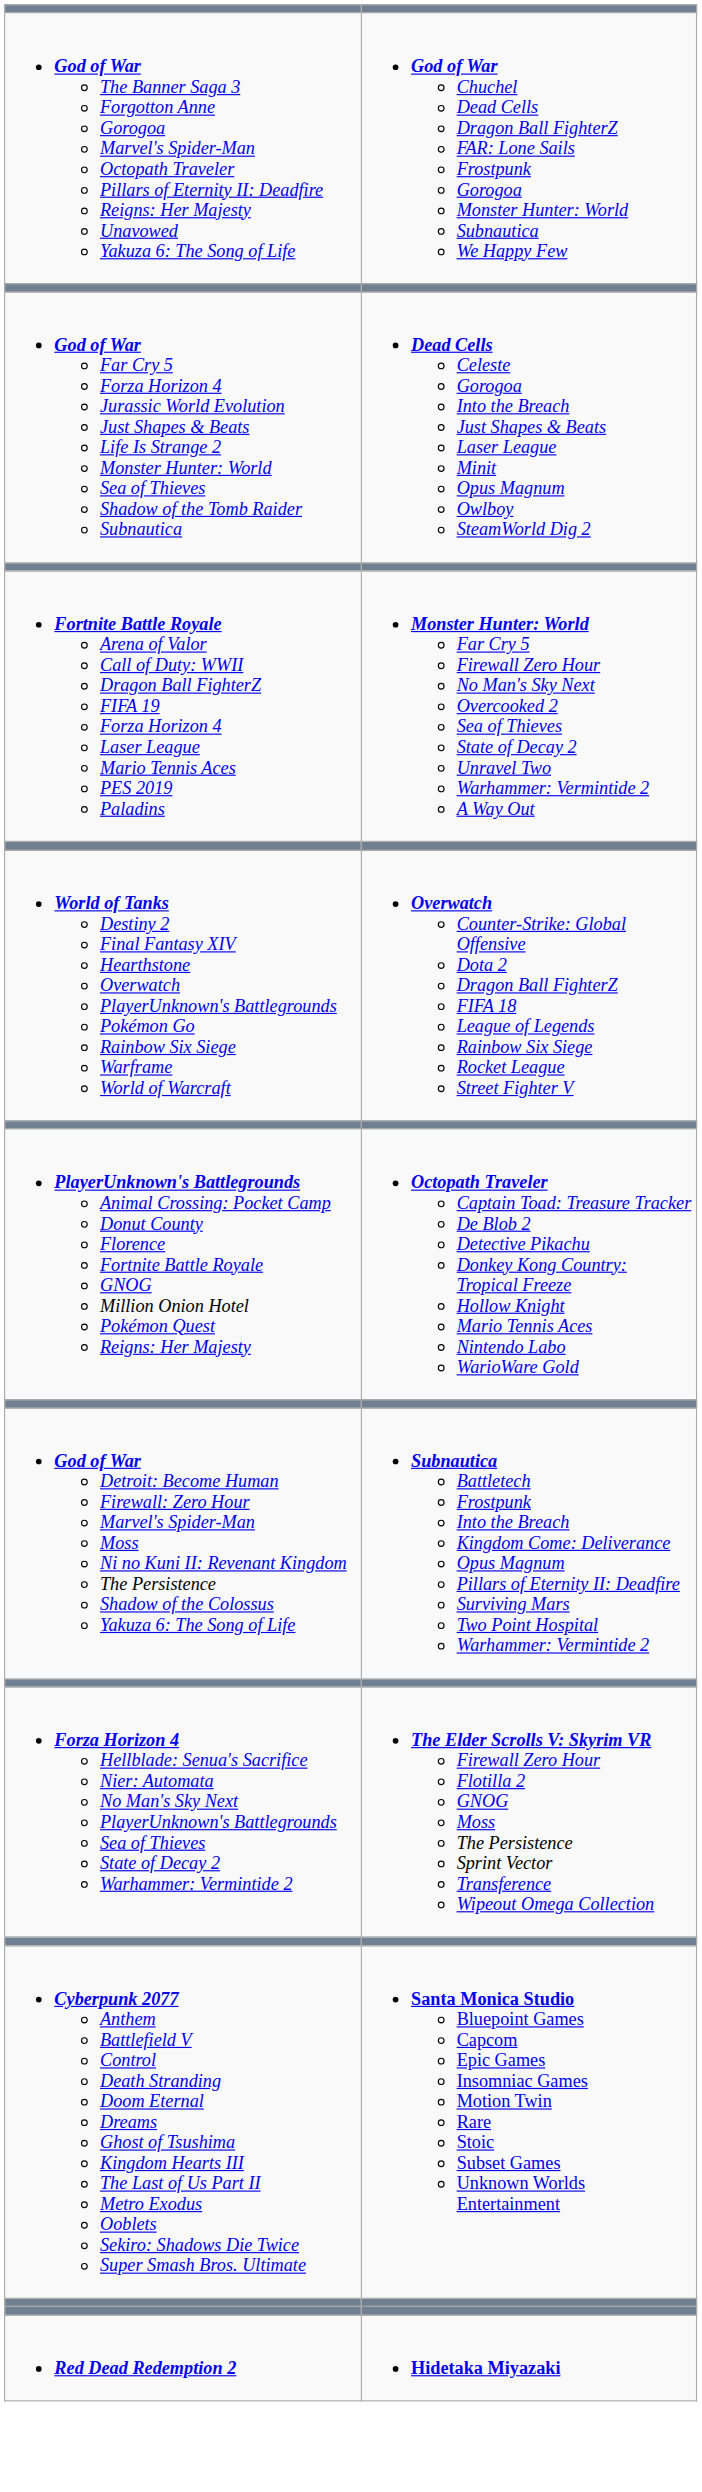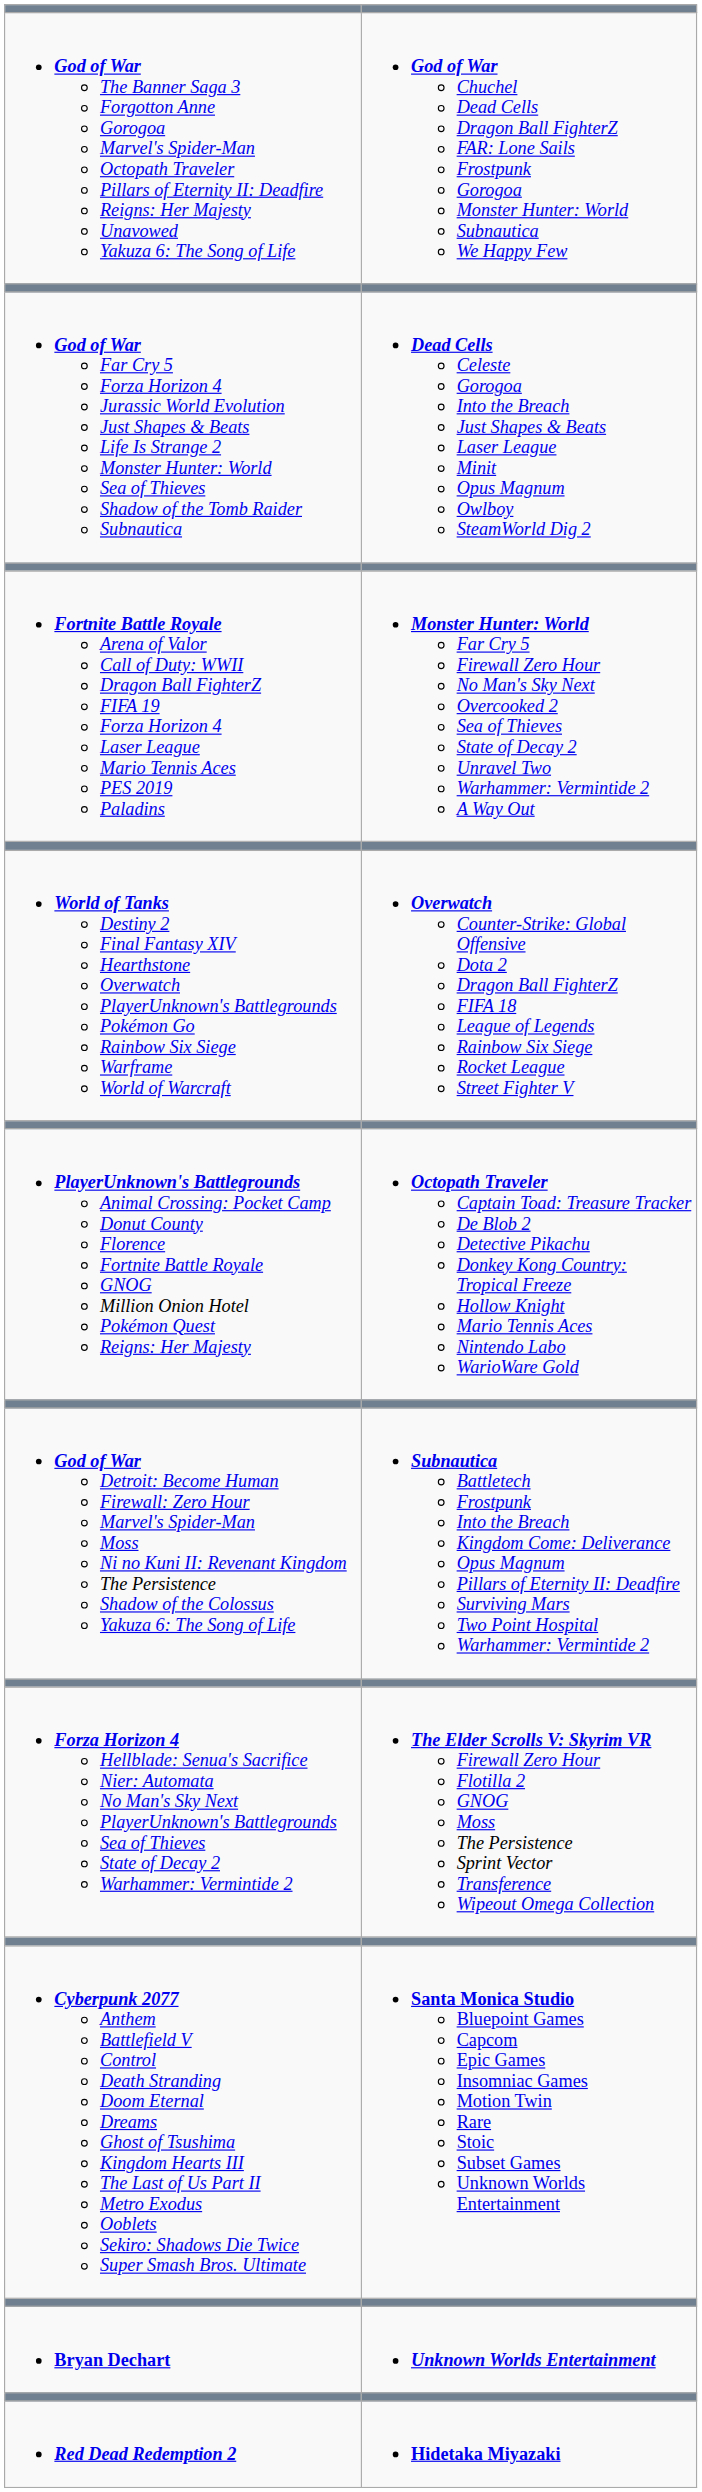+ row: (183, 2360)
